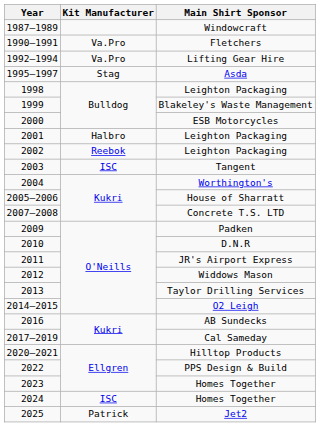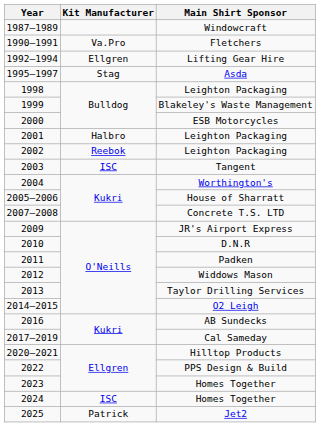(108, 58) Va.Pro -> (108, 58) Ellgren
(236, 229) Padken -> (236, 229) JR's Airport Express
(236, 260) JR's Airport Express -> (236, 260) Padken
